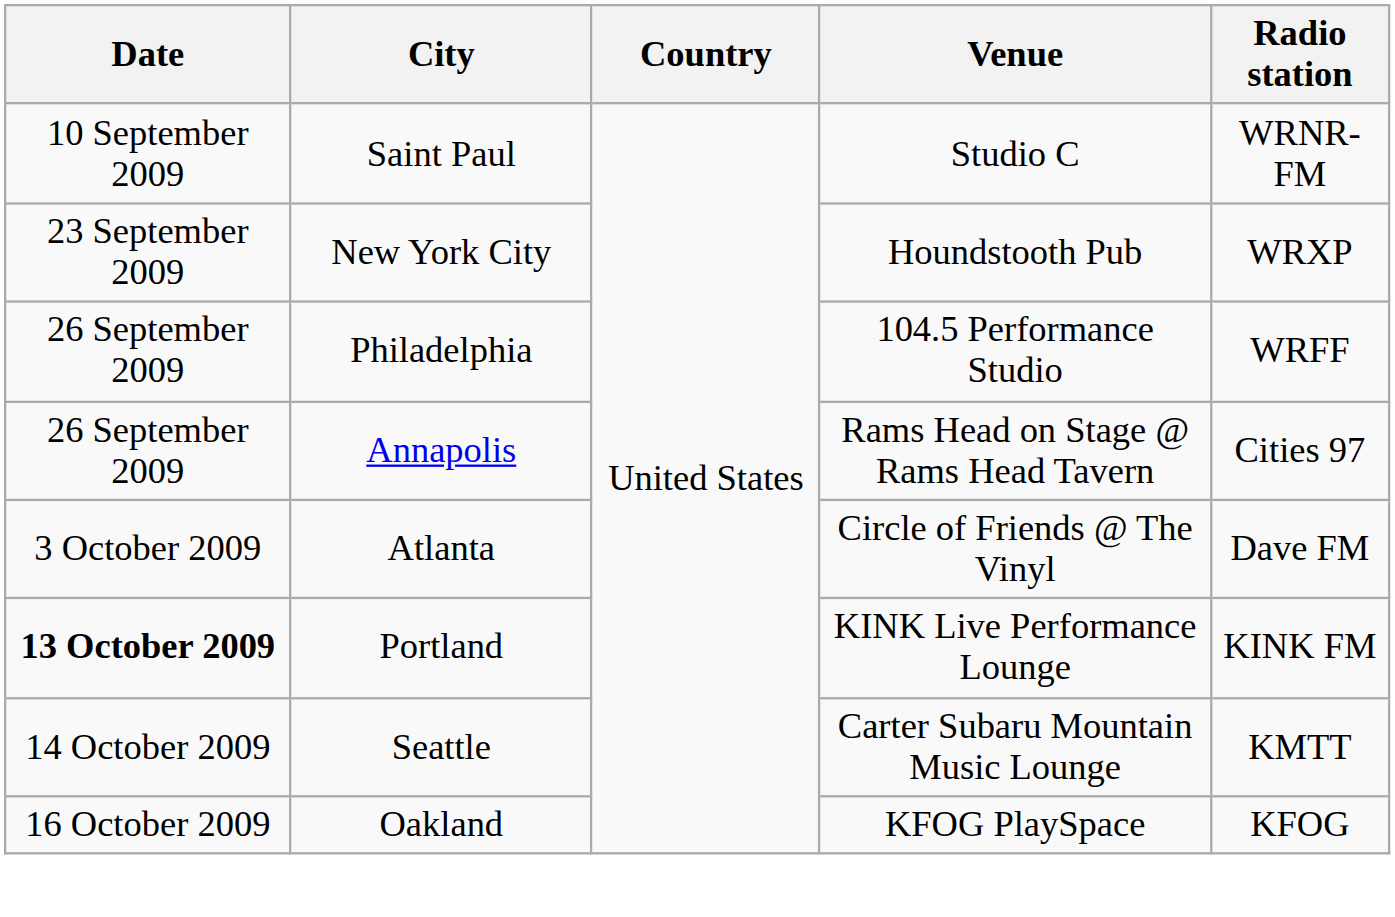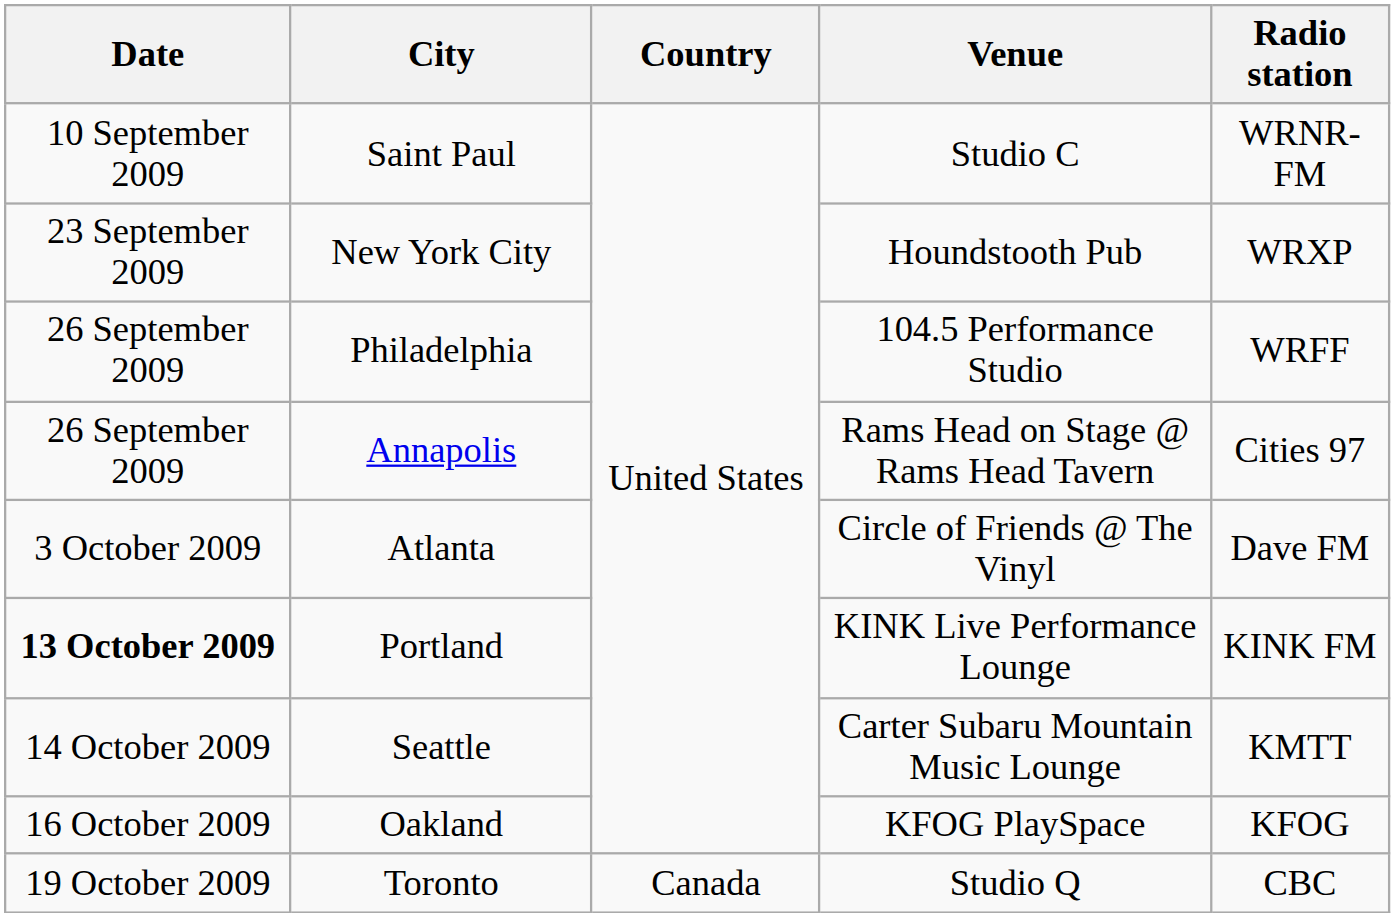+ row: (441, 882)
